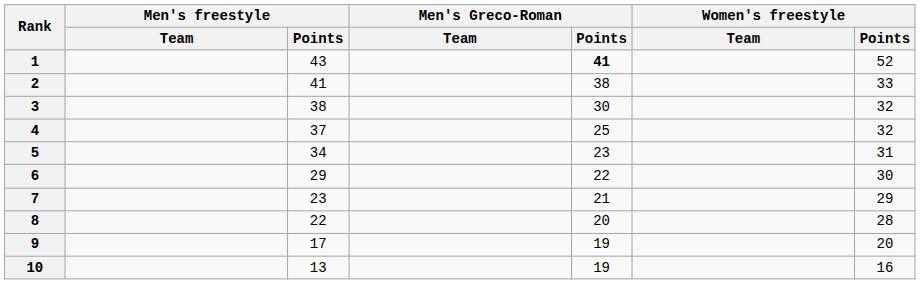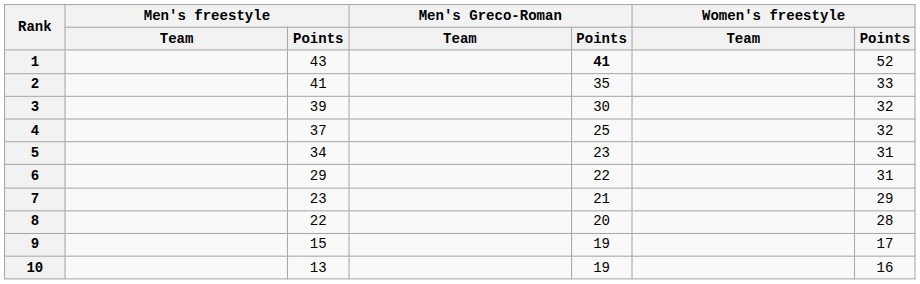(602, 85) 38 -> (602, 85) 35
(318, 108) 38 -> (318, 108) 39
(885, 176) 30 -> (885, 176) 31
(318, 245) 17 -> (318, 245) 15
(885, 245) 20 -> (885, 245) 17
